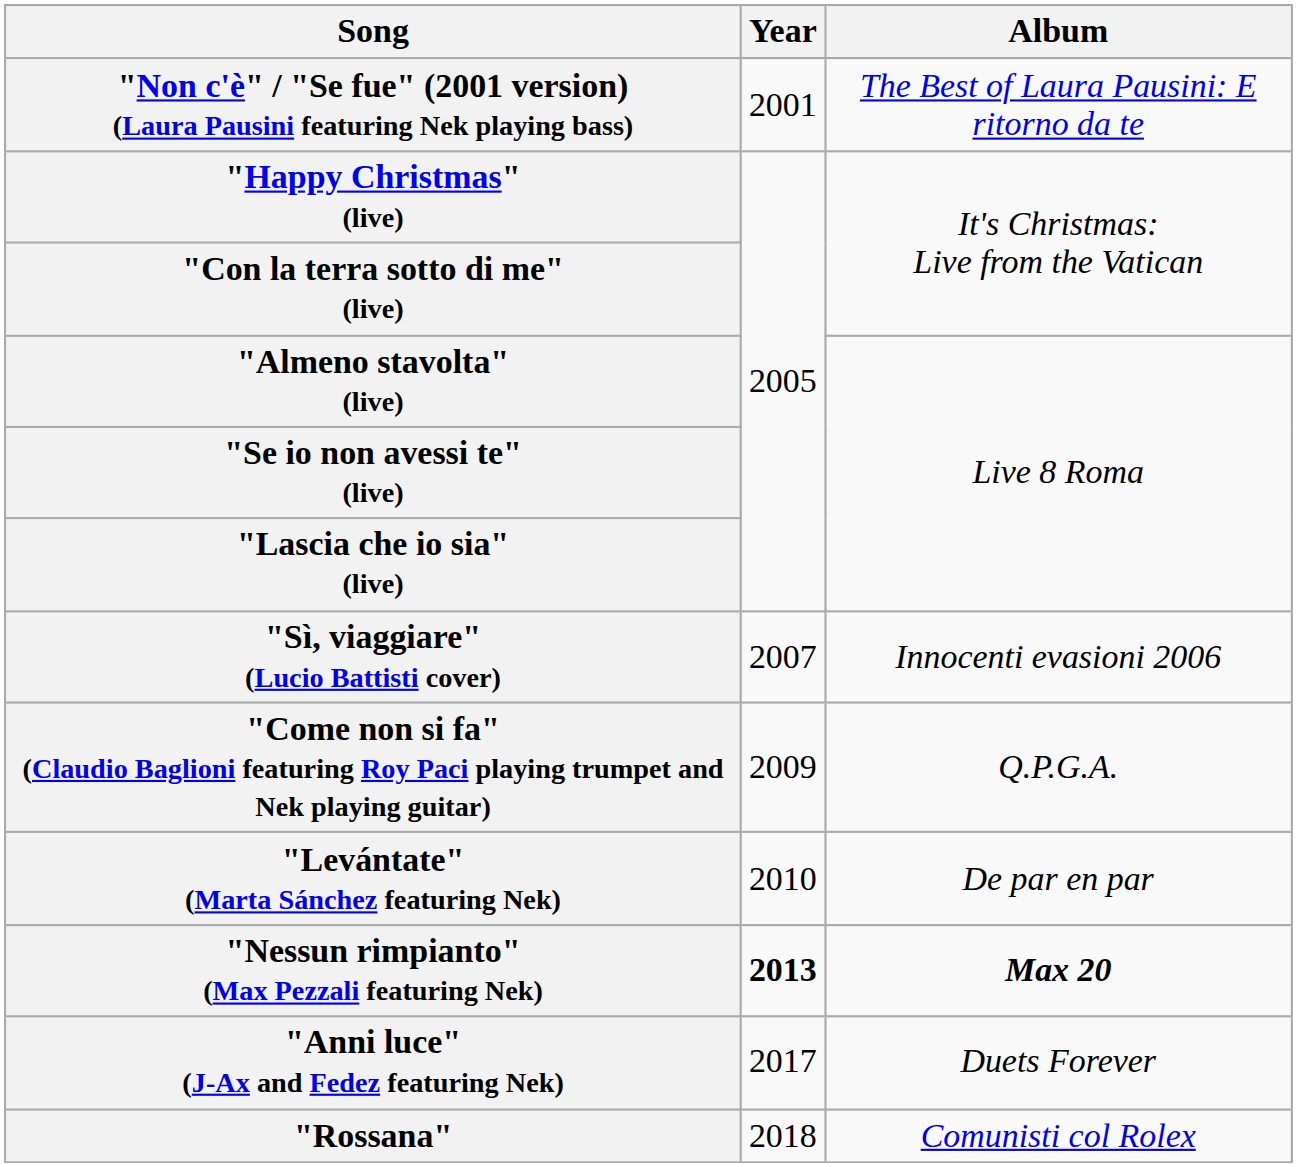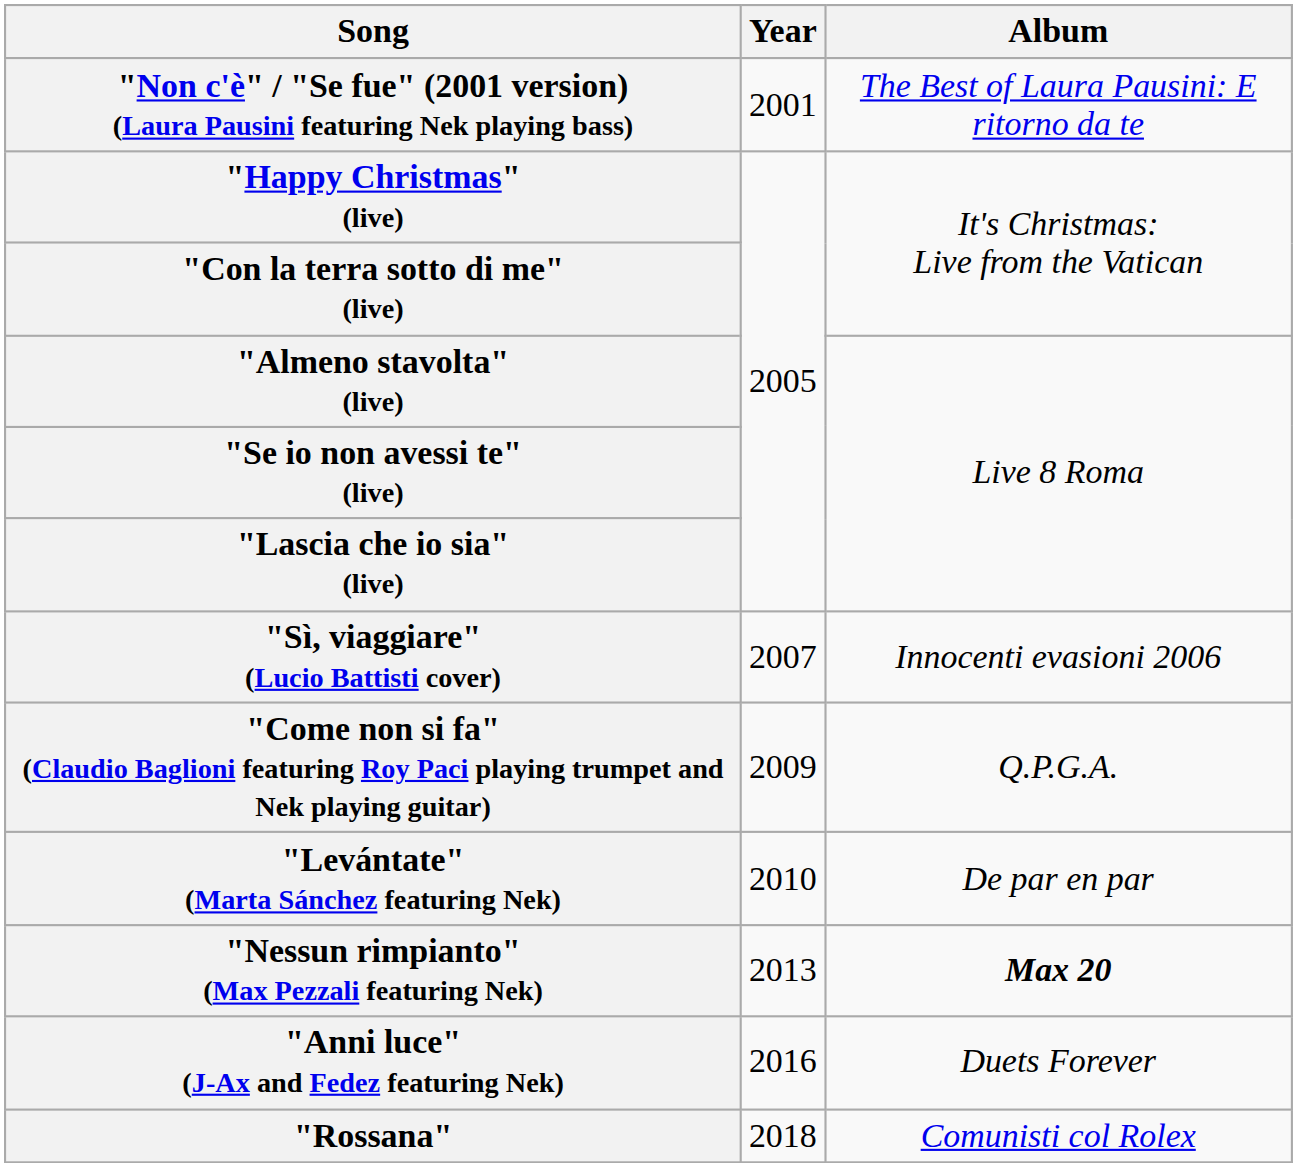(783, 970) bold -> (783, 970) normal
(783, 1061) 2017 -> (783, 1061) 2016
